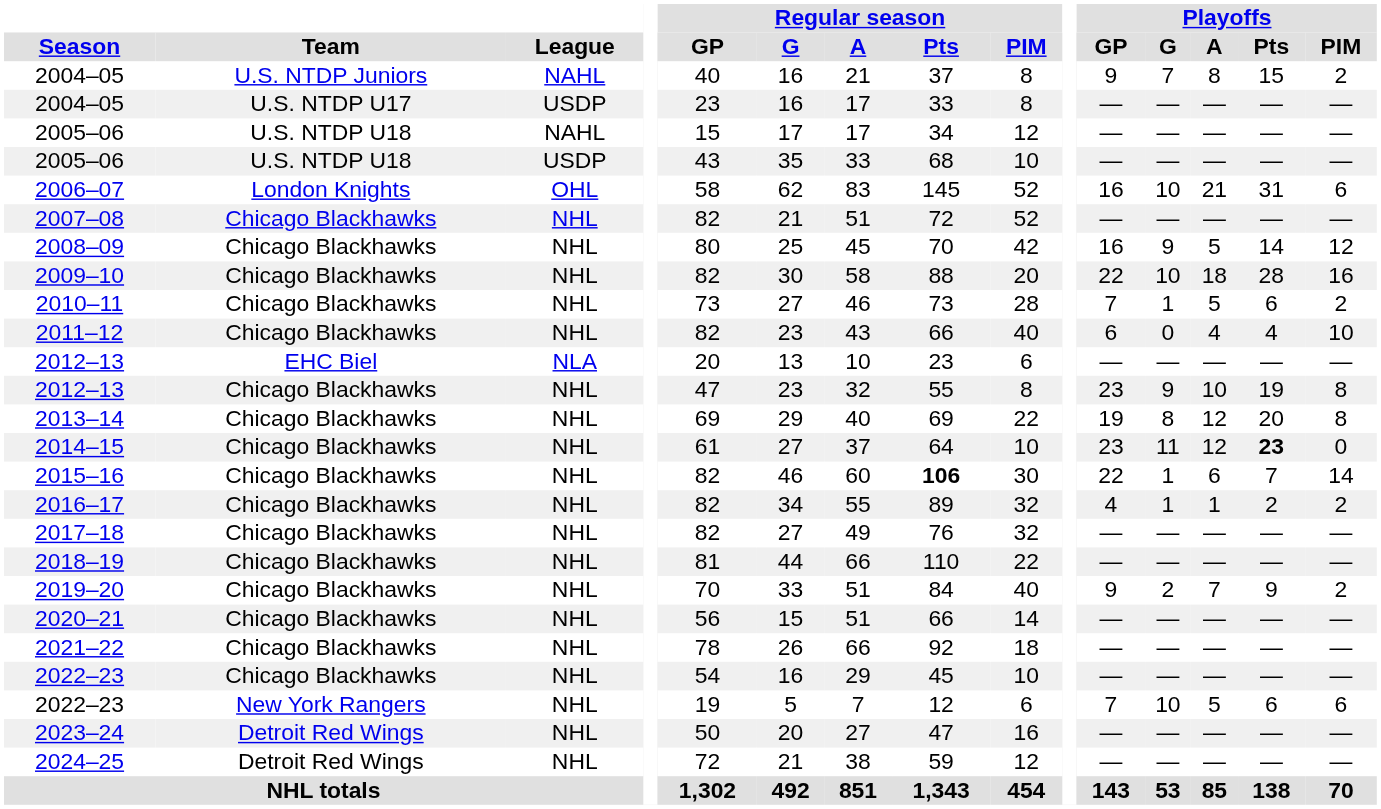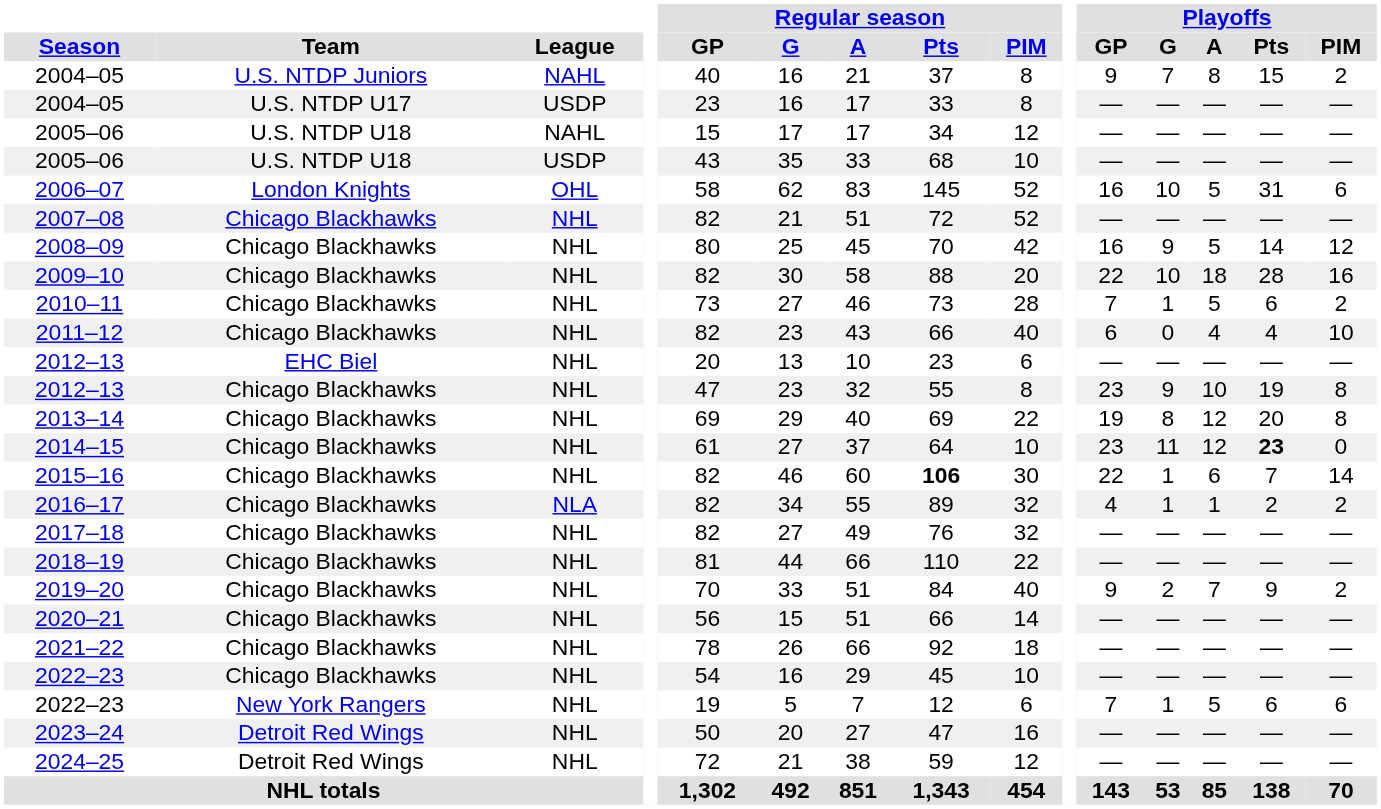(1214, 189) 21 -> (1214, 189) 5
(575, 361) NLA -> (575, 361) NHL
(575, 504) NHL -> (575, 504) NLA
(1168, 704) 10 -> (1168, 704) 1
